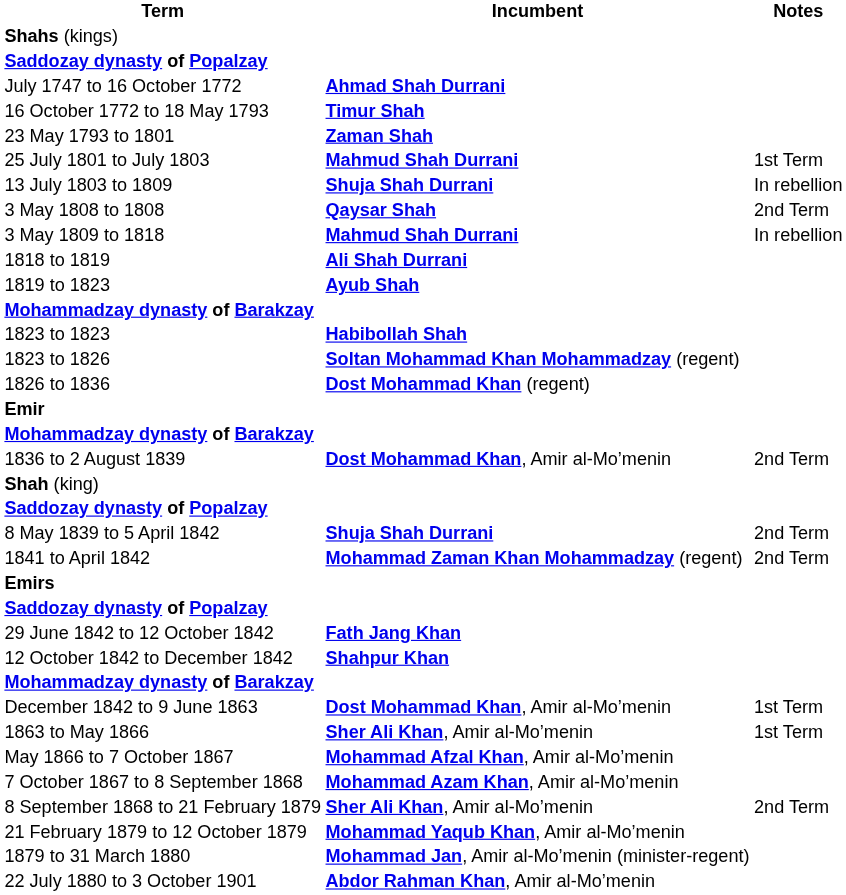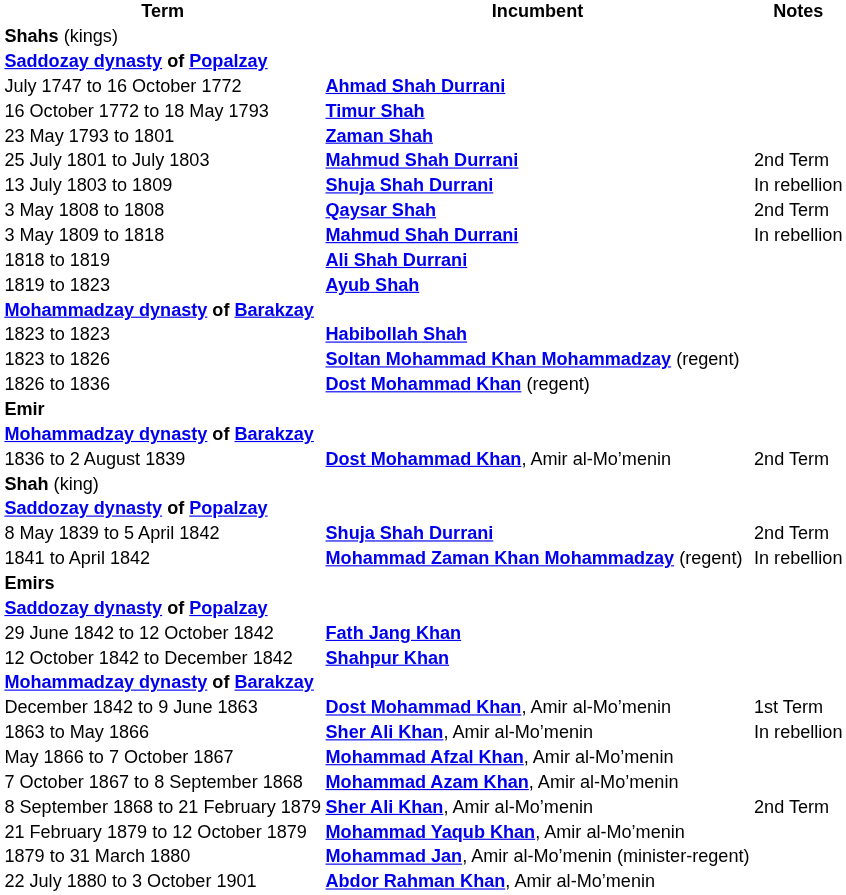(789, 160) 1st Term -> (792, 160) 2nd Term
(792, 558) 2nd Term -> (798, 558) In rebellion
(789, 732) 1st Term -> (798, 732) In rebellion
